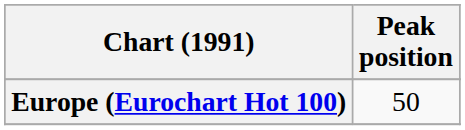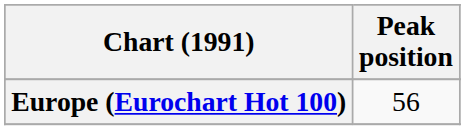(406, 101) 50 -> (406, 101) 56
